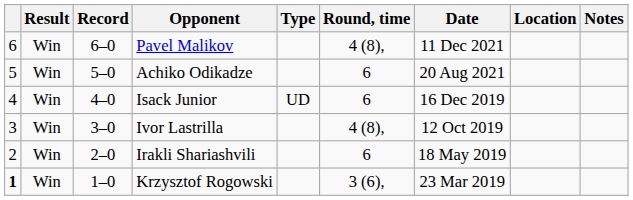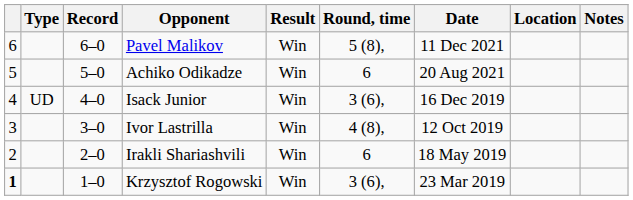columns swapped: (47, 18) <-> (298, 18)
(367, 45) 4 (8), -> (367, 45) 5 (8),
(367, 100) 6 -> (367, 100) 3 (6),
